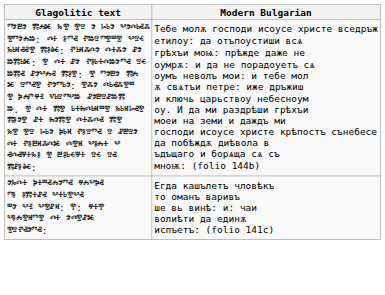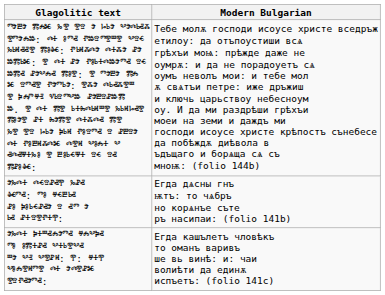+ row: (48, 201)
